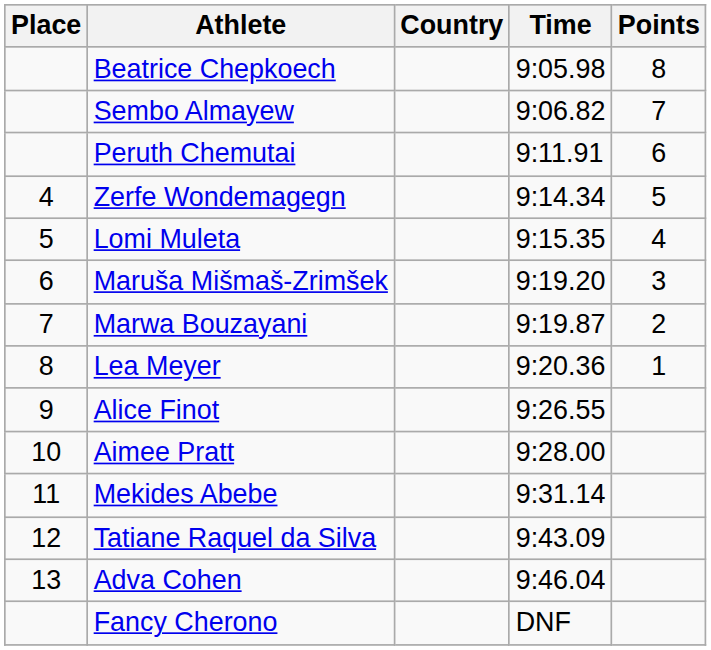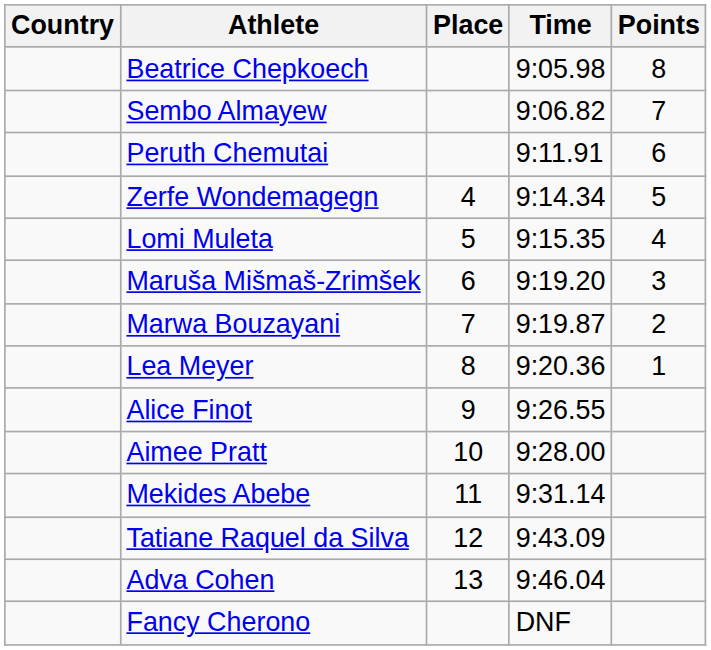columns swapped: (46, 25) <-> (452, 25)
